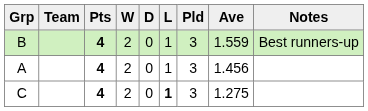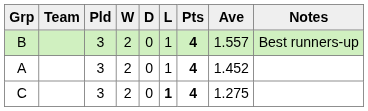columns swapped: (193, 17) <-> (100, 17)
(231, 42) 1.559 -> (231, 42) 1.557
(231, 68) 1.456 -> (231, 68) 1.452
